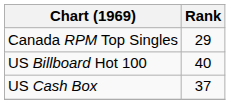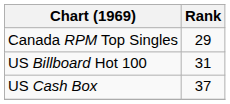(203, 63) 40 -> (203, 63) 31
